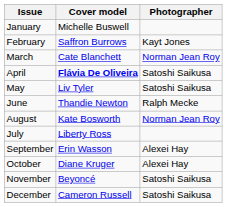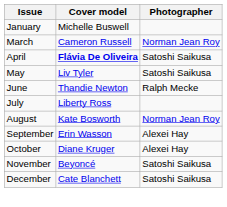- row: (26, 42)
(89, 57) Cate Blanchett -> (95, 42) Cameron Russell
rows swapped: (15, 133) <-> (21, 118)
(95, 194) Cameron Russell -> (89, 179) Cate Blanchett
